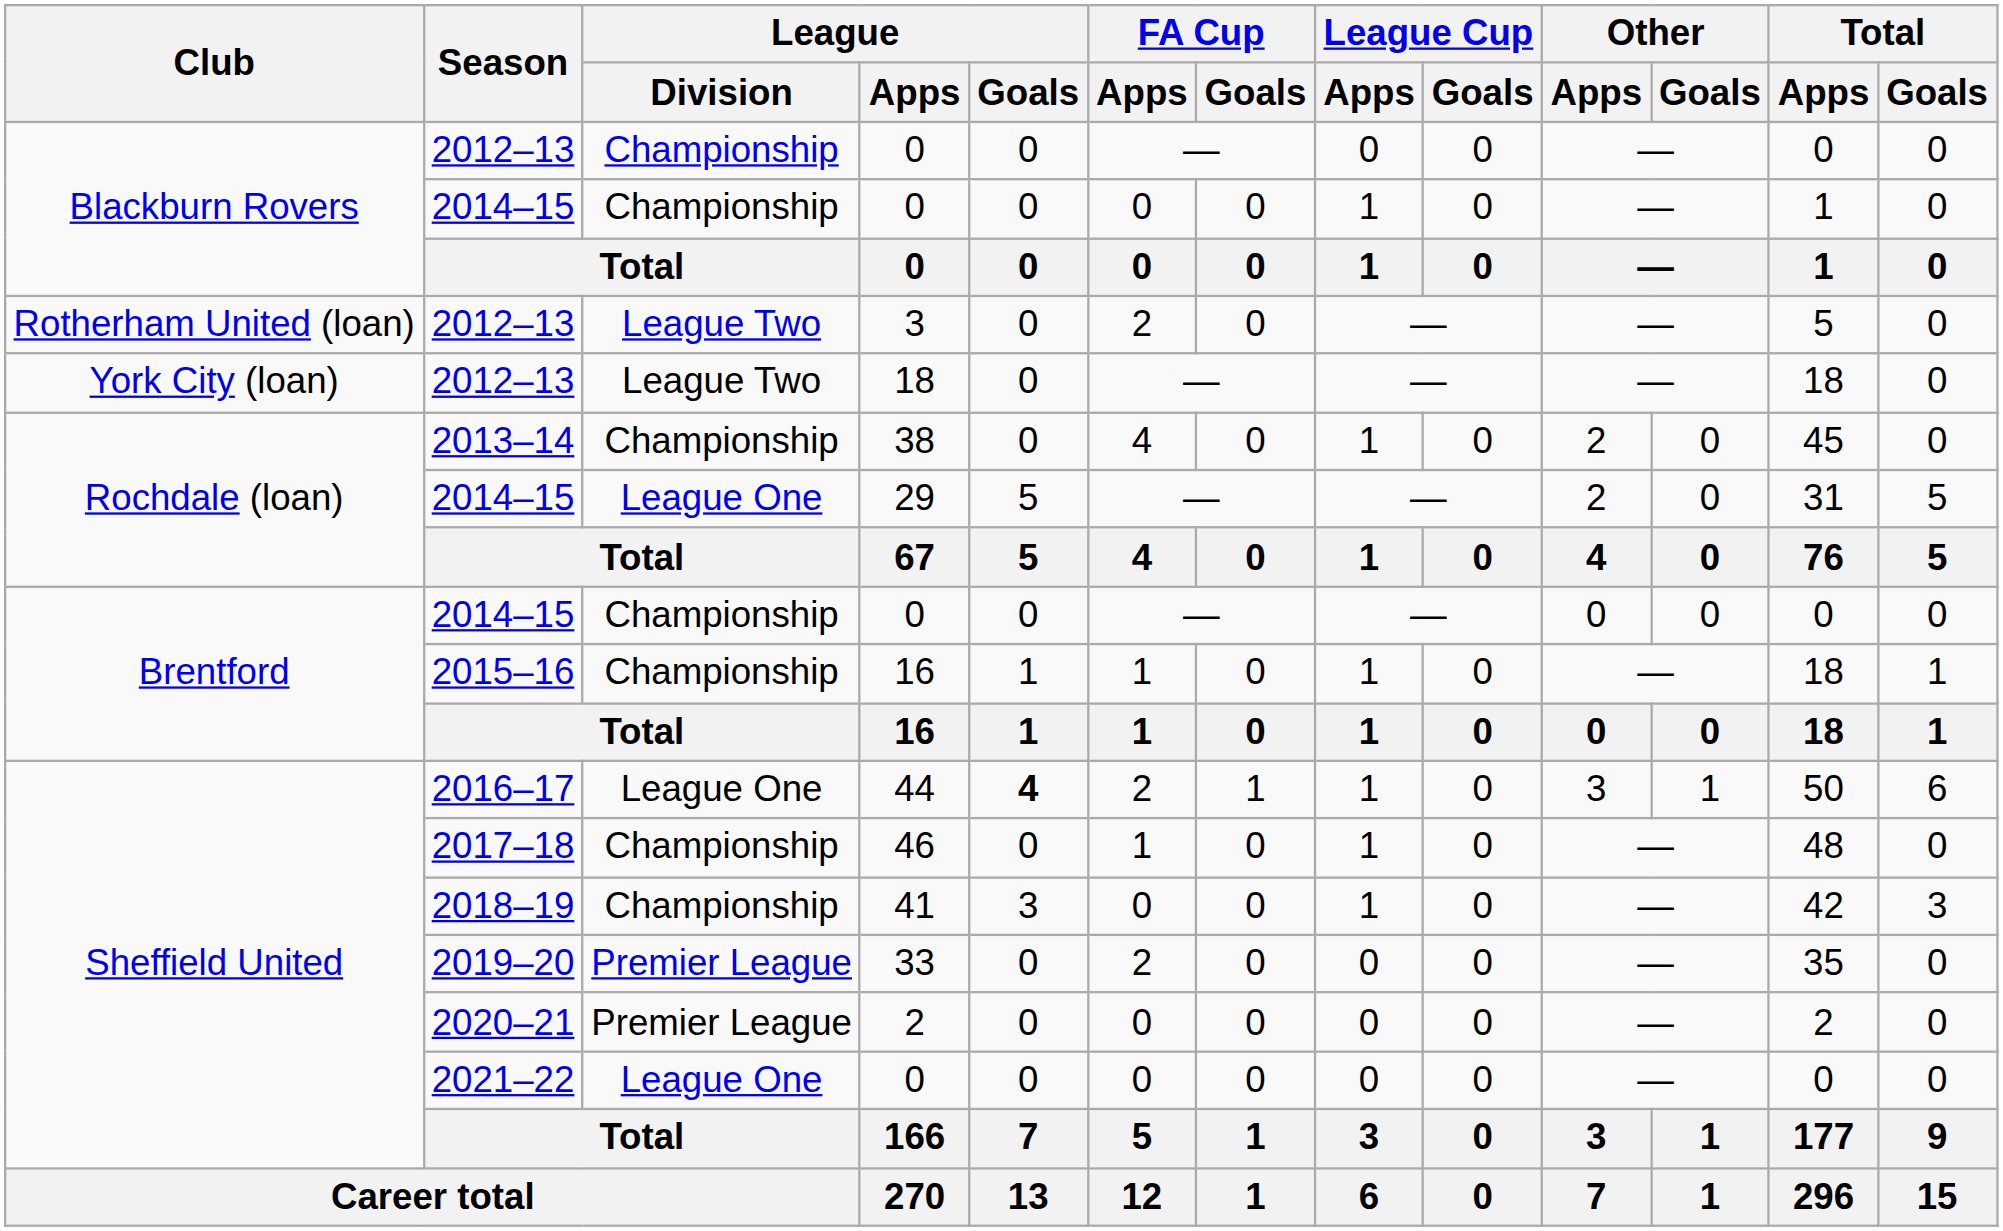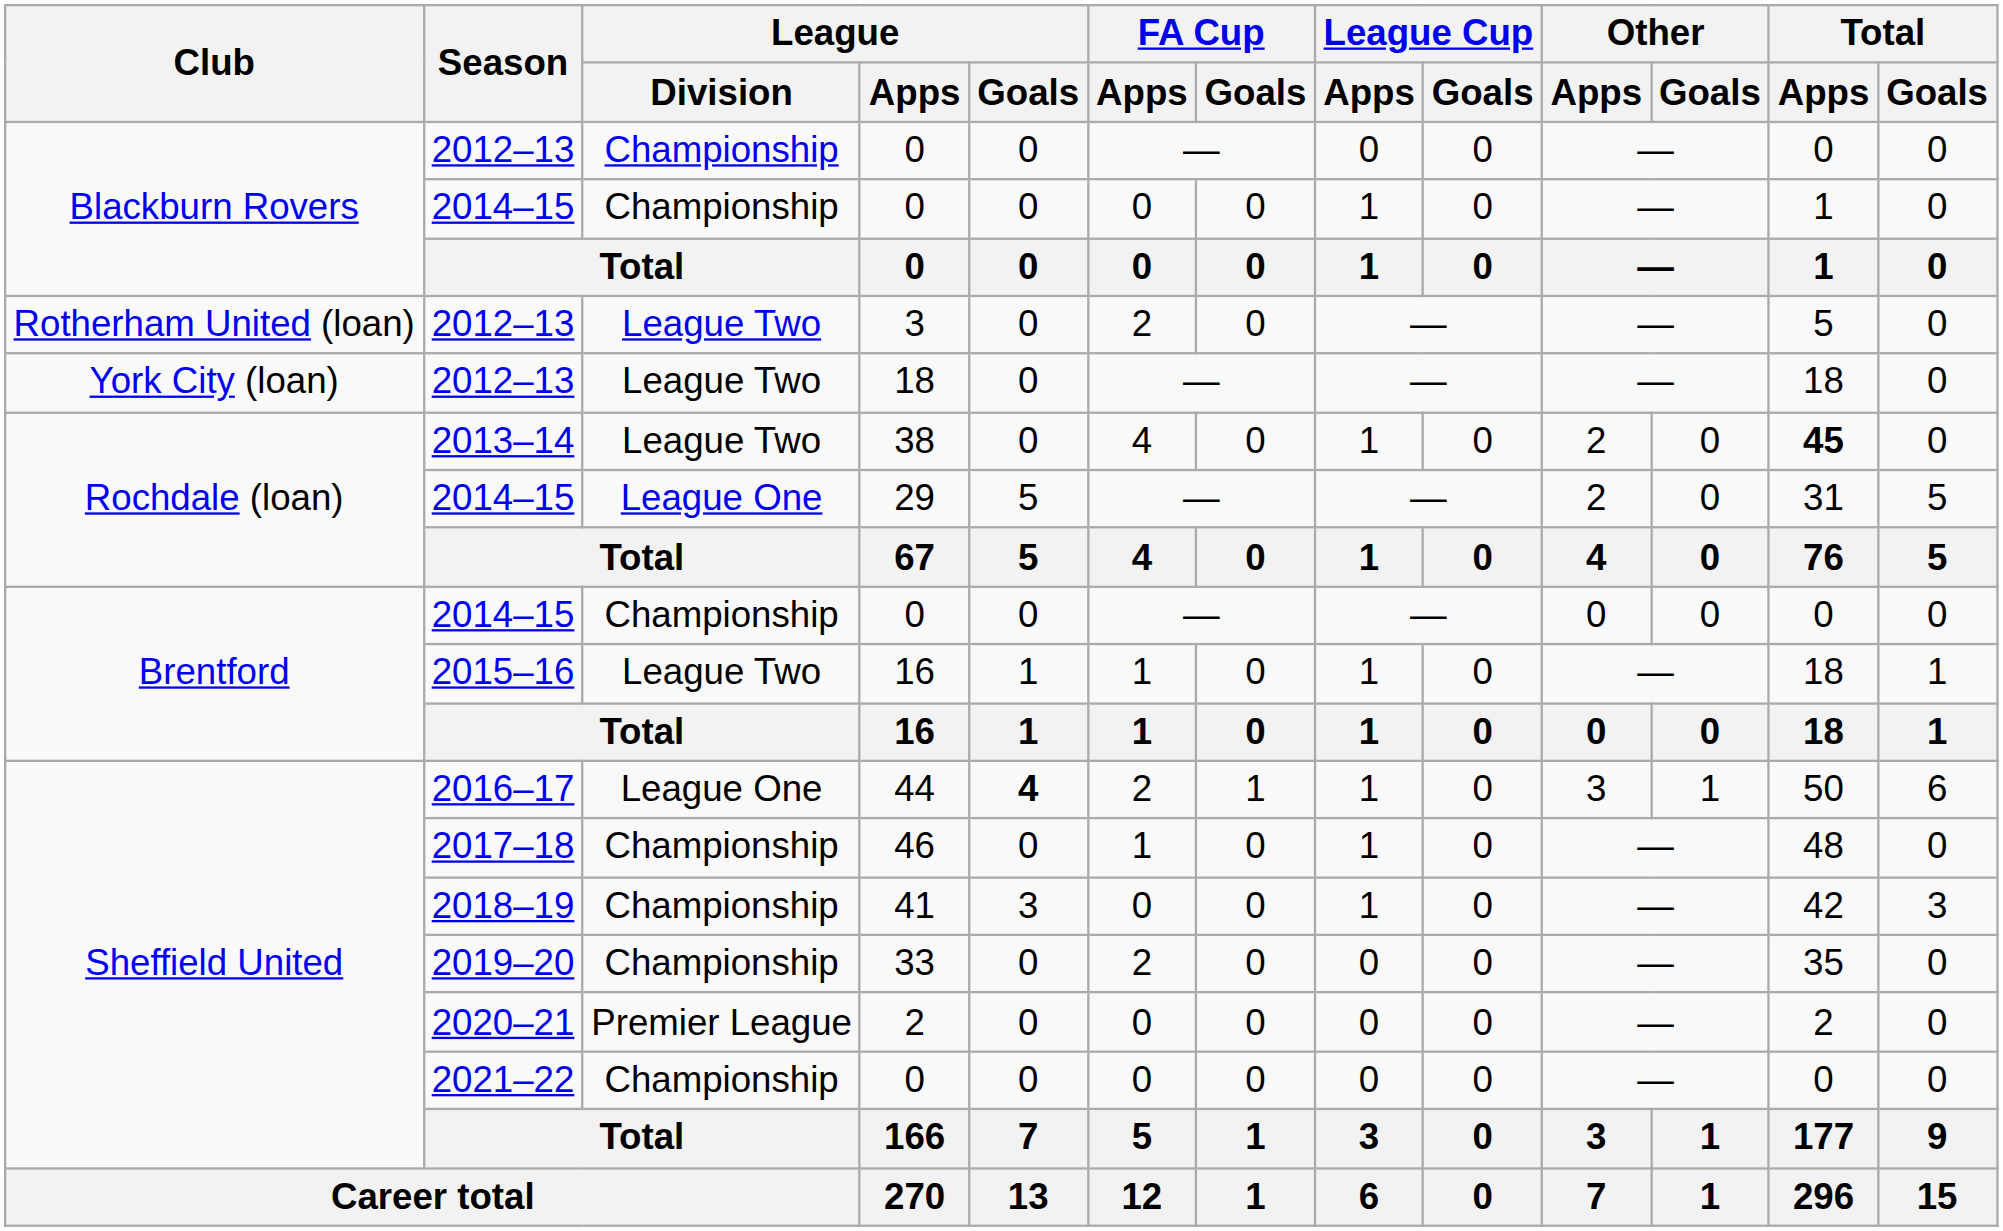(722, 440) Championship -> (722, 440) League Two
(1823, 440) normal -> (1823, 440) bold
(722, 672) Championship -> (722, 672) League Two
(722, 963) Premier League -> (722, 963) Championship
(722, 1079) League One -> (722, 1079) Championship
